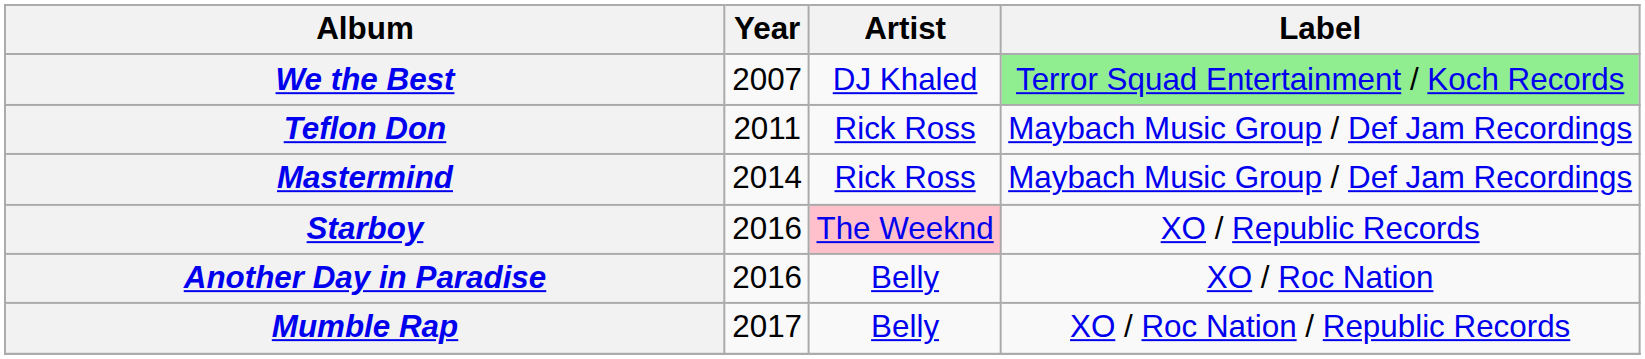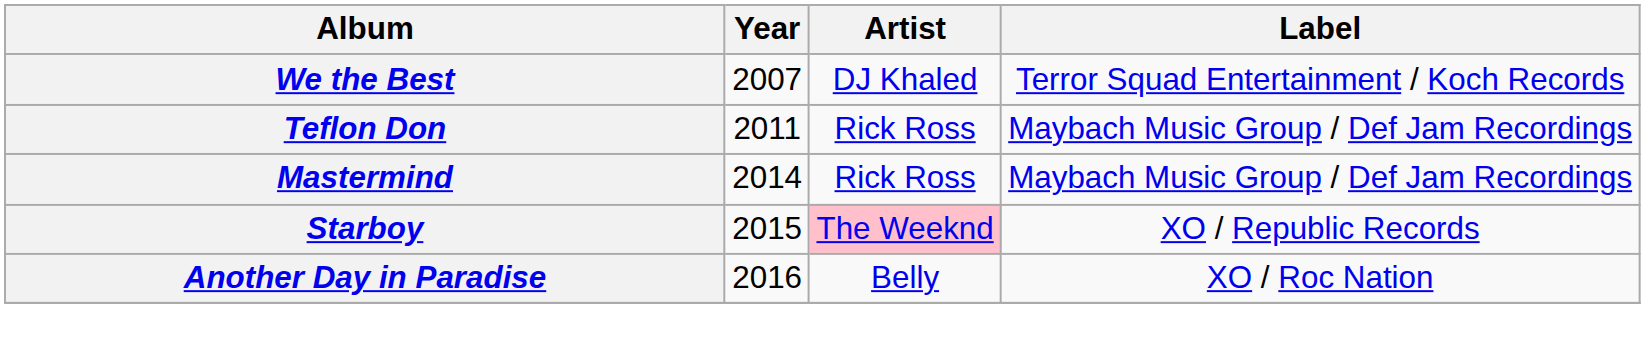(1320, 79) lightgreen background -> (1320, 79) no background
(767, 228) 2016 -> (767, 228) 2015
- row: (365, 327)
